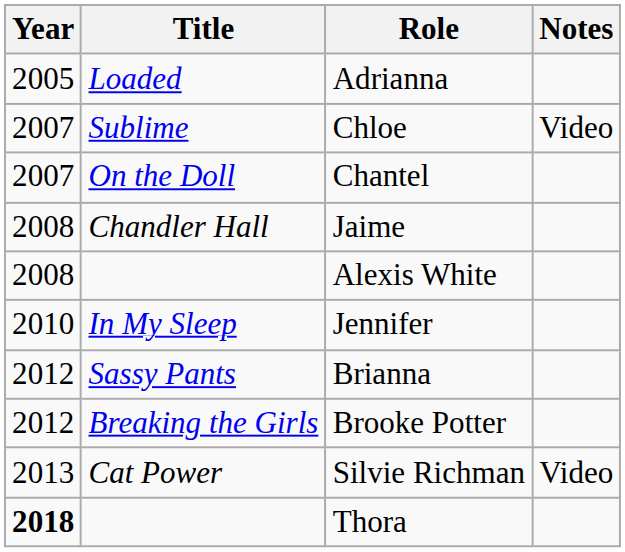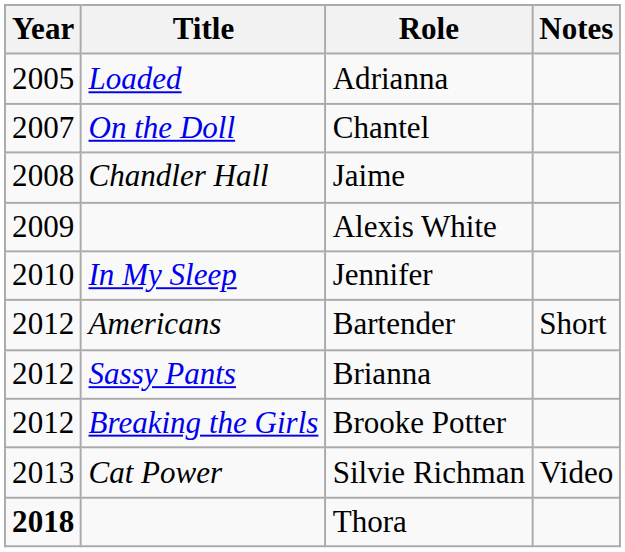- row: (370, 127)
(43, 275) 2008 -> (43, 226) 2009
+ row: (394, 324)
